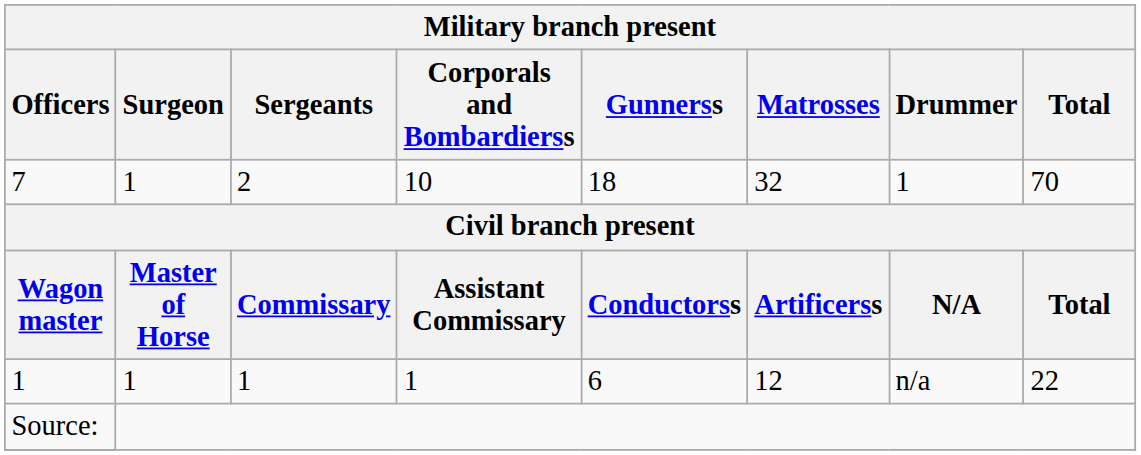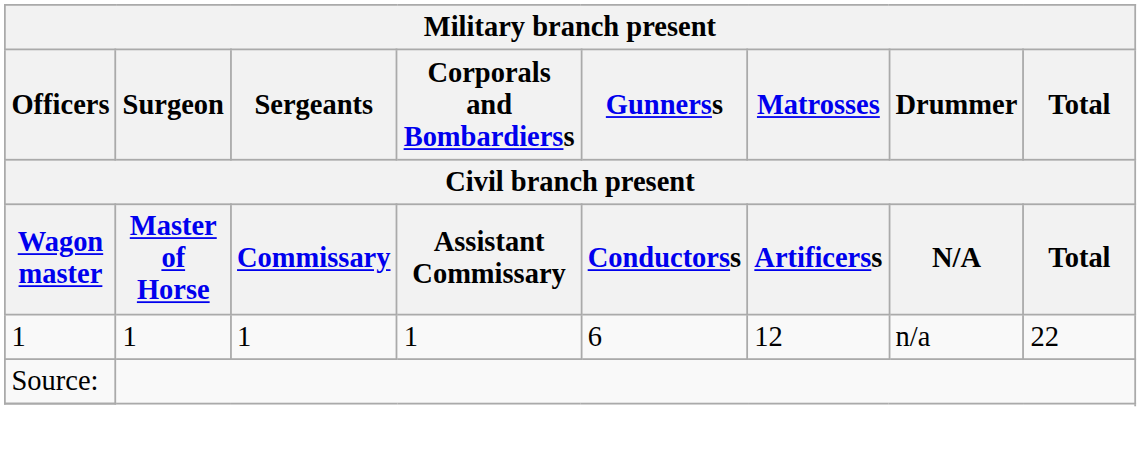- row: (19, 181)
